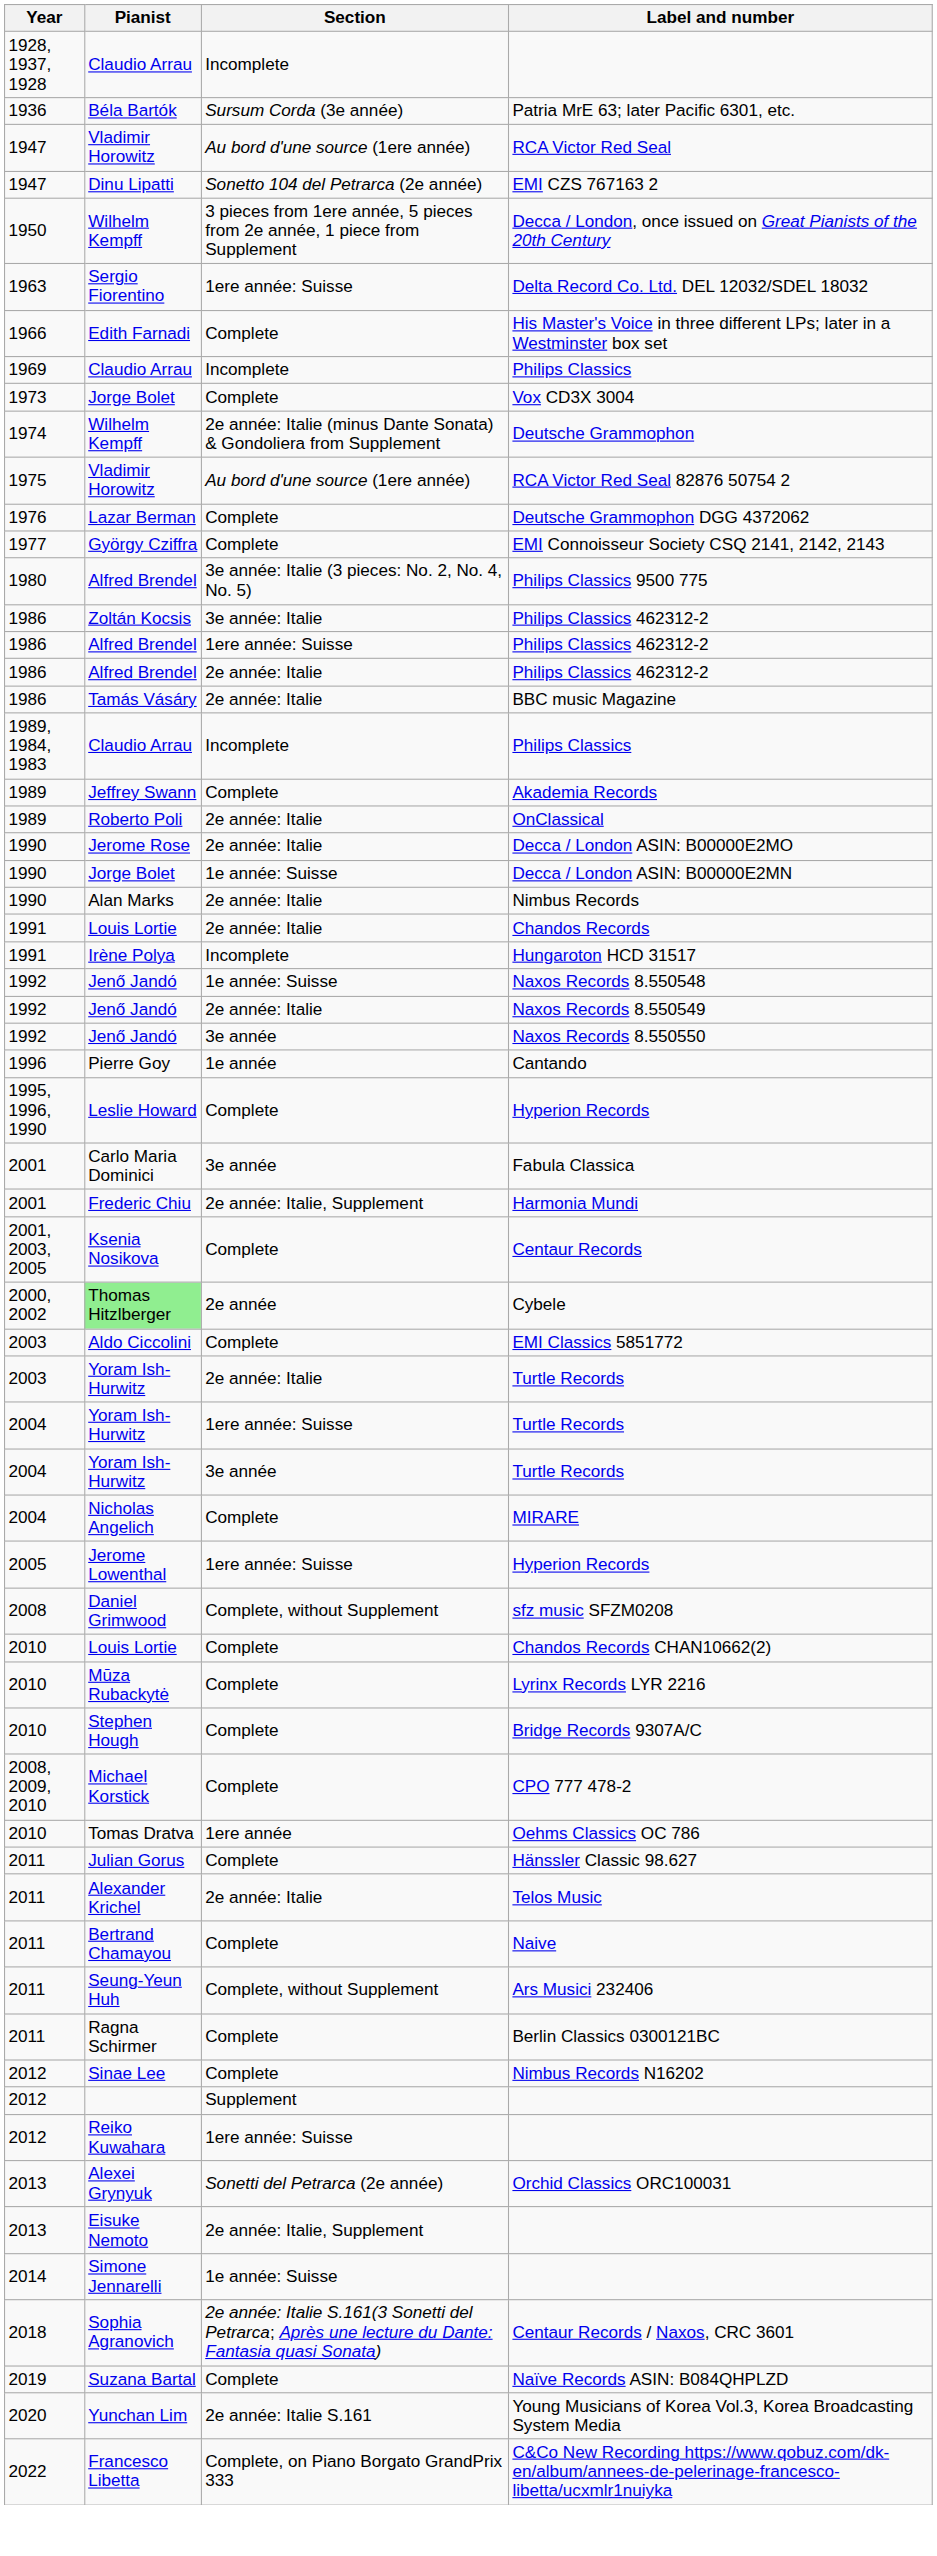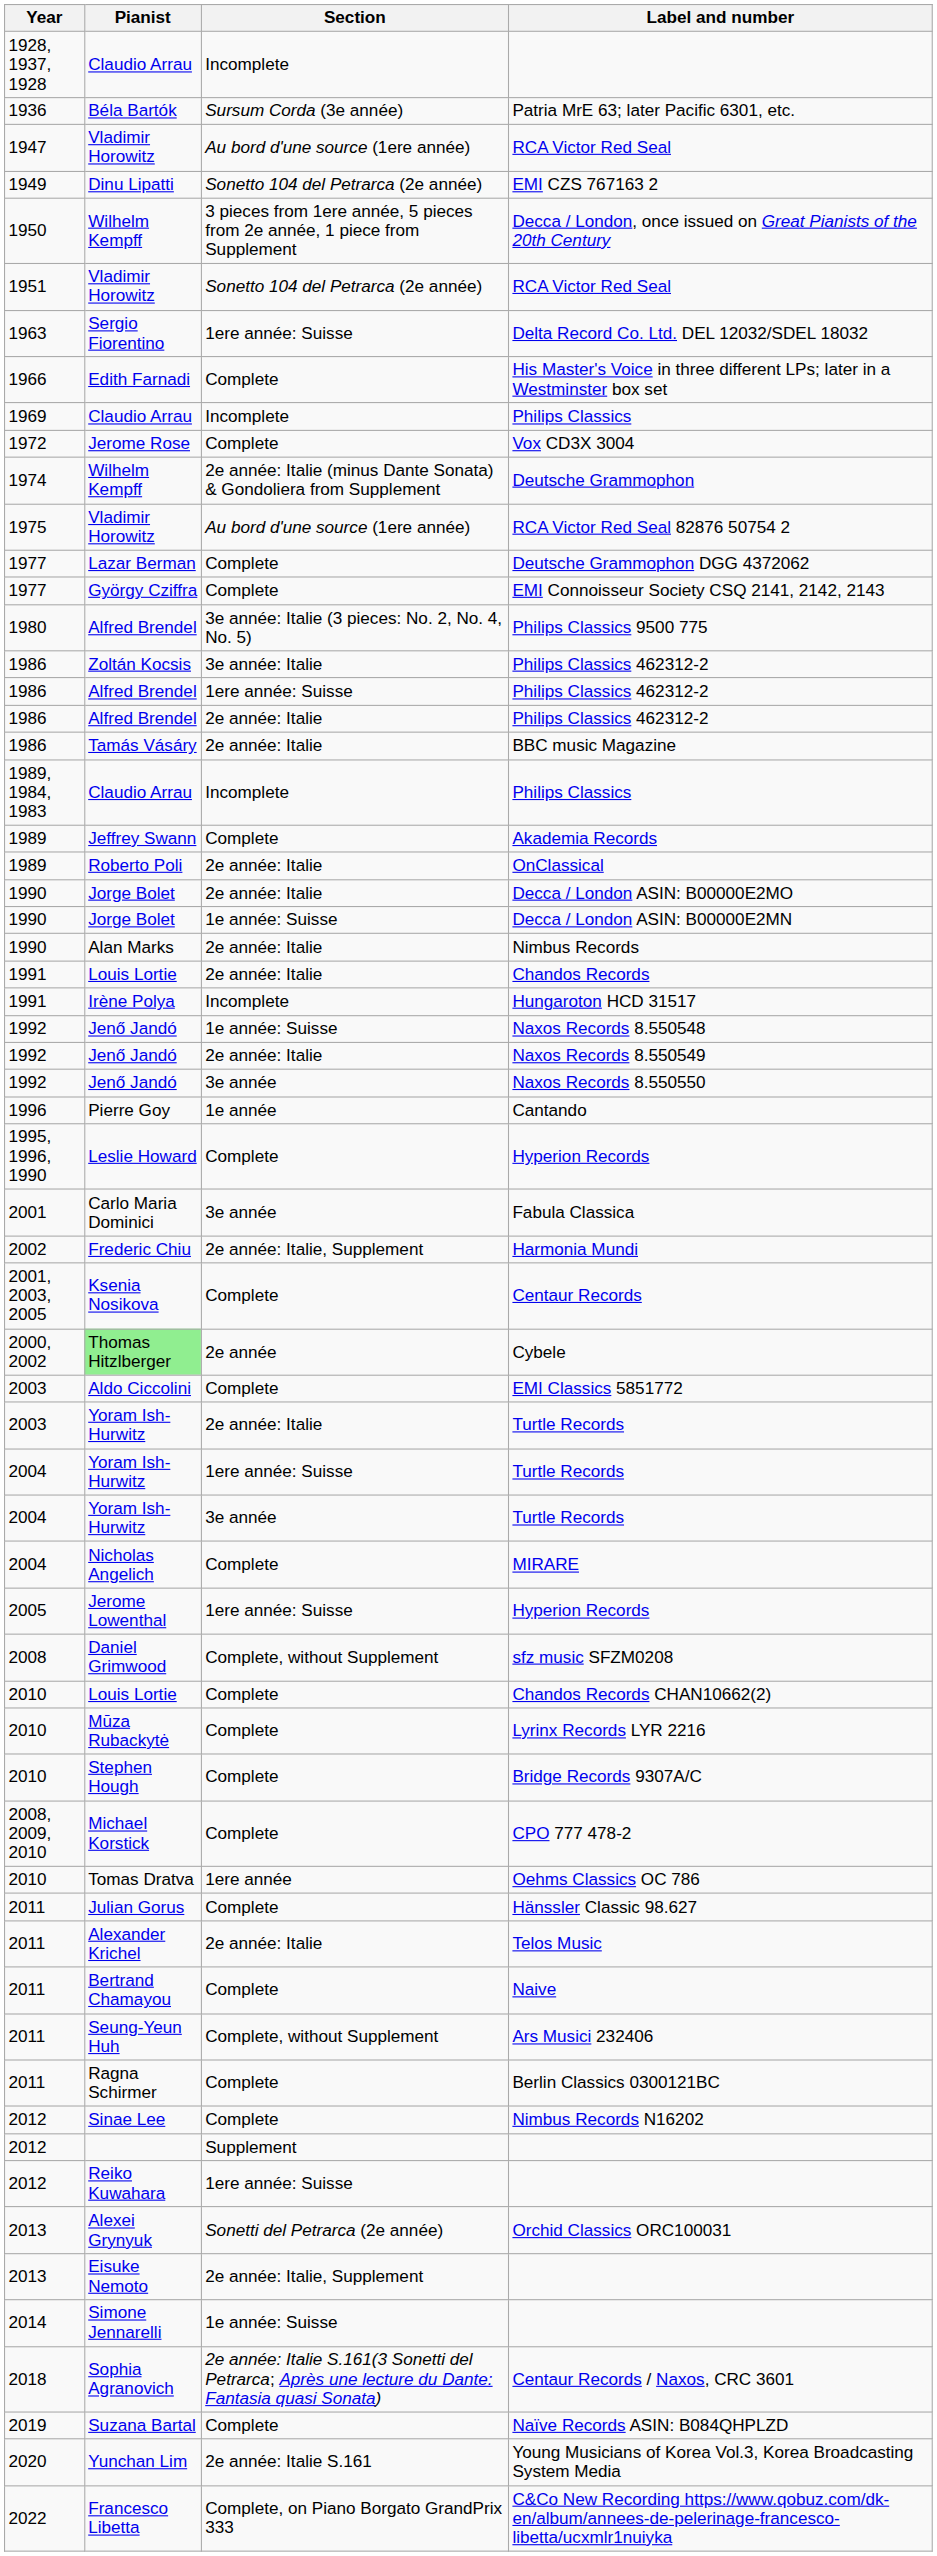(28, 184) 1947 -> (28, 184) 1949
+ row: (344, 286)
(28, 397) 1973 -> (28, 443) 1972
(131, 397) Jorge Bolet -> (139, 443) Jerome Rose
(28, 517) 1976 -> (28, 563) 1977
(139, 846) Jerome Rose -> (131, 892) Jorge Bolet
(28, 1202) 2001 -> (28, 1249) 2002
